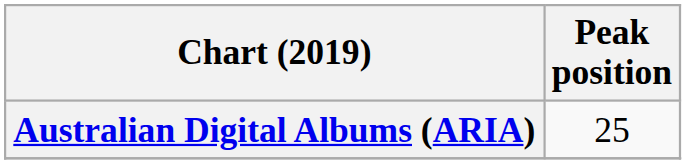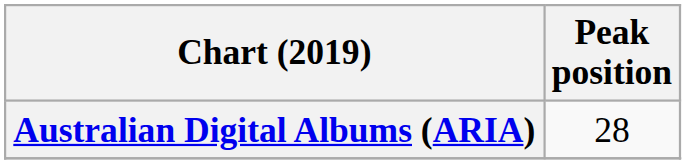(612, 128) 25 -> (612, 128) 28
